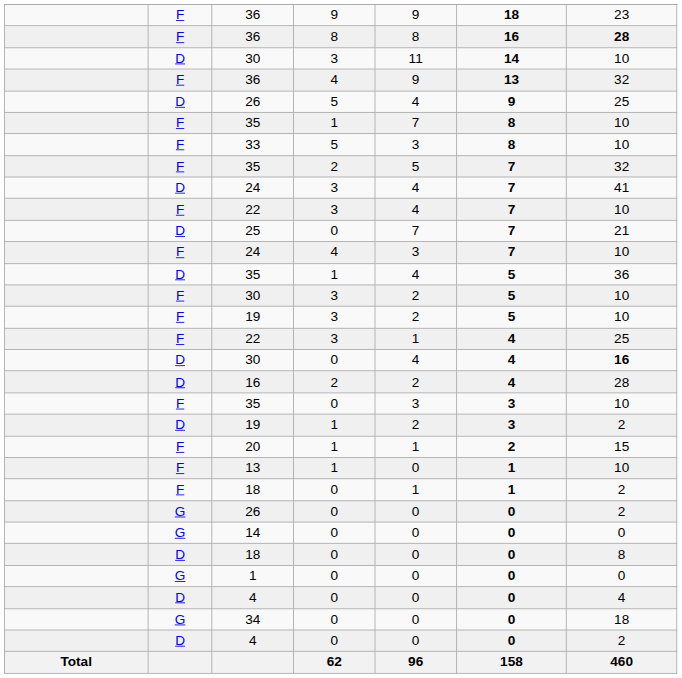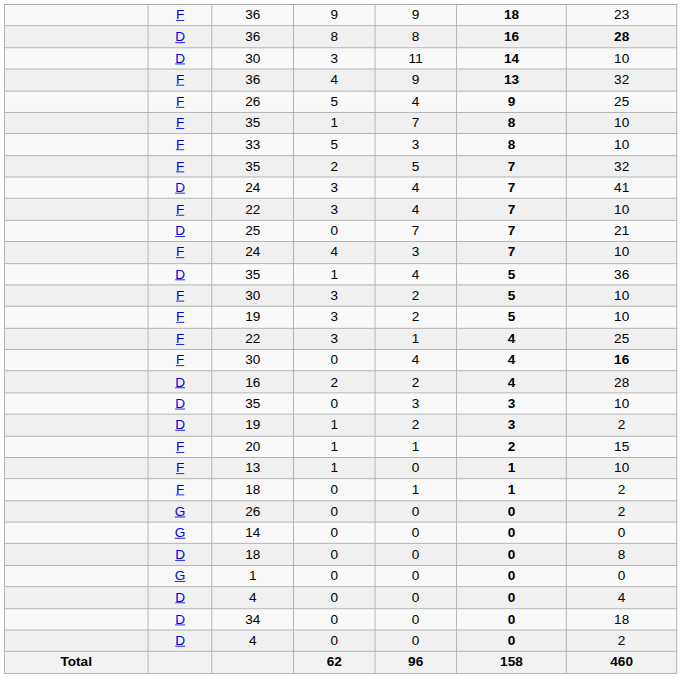(180, 36) F -> (180, 36) D
(180, 101) D -> (180, 101) F
(180, 360) D -> (180, 360) F
(180, 403) F -> (180, 403) D
(180, 619) G -> (180, 619) D
